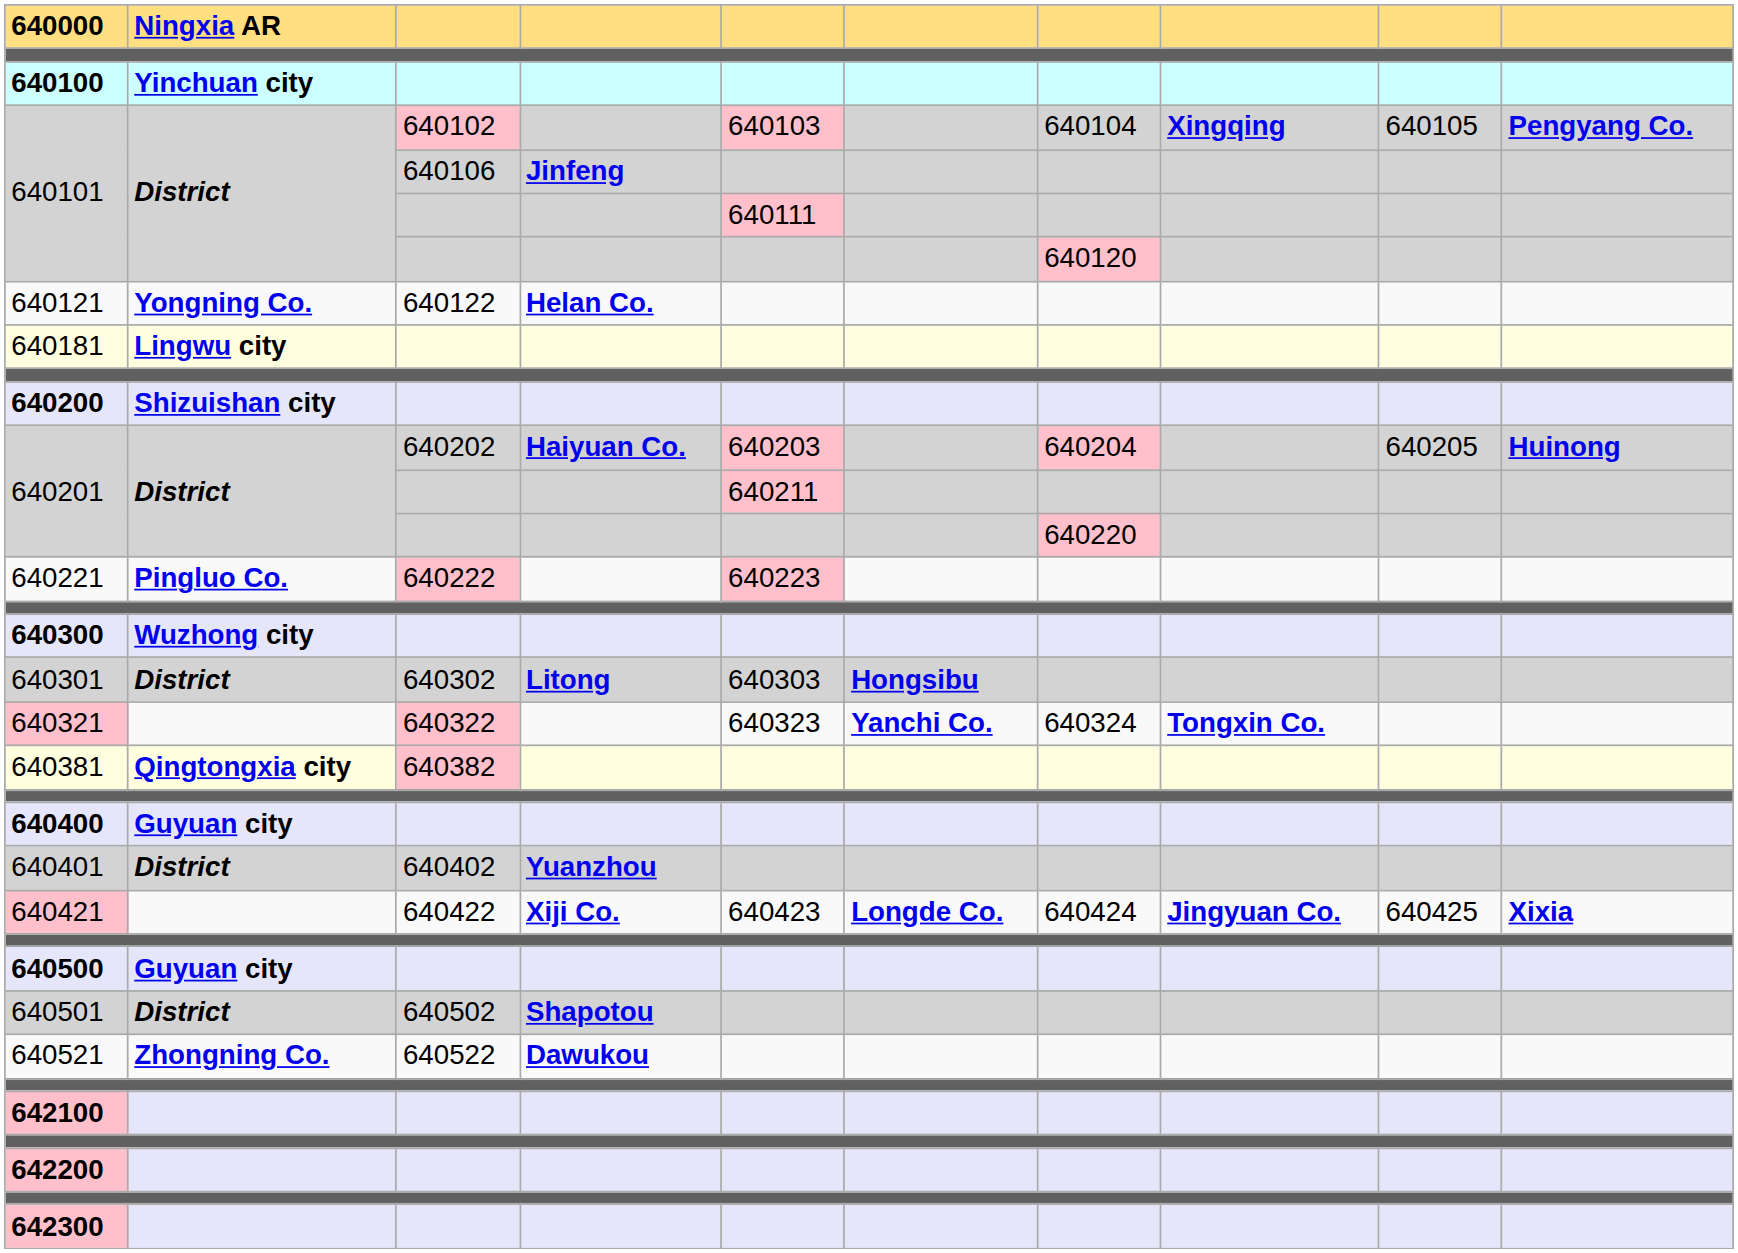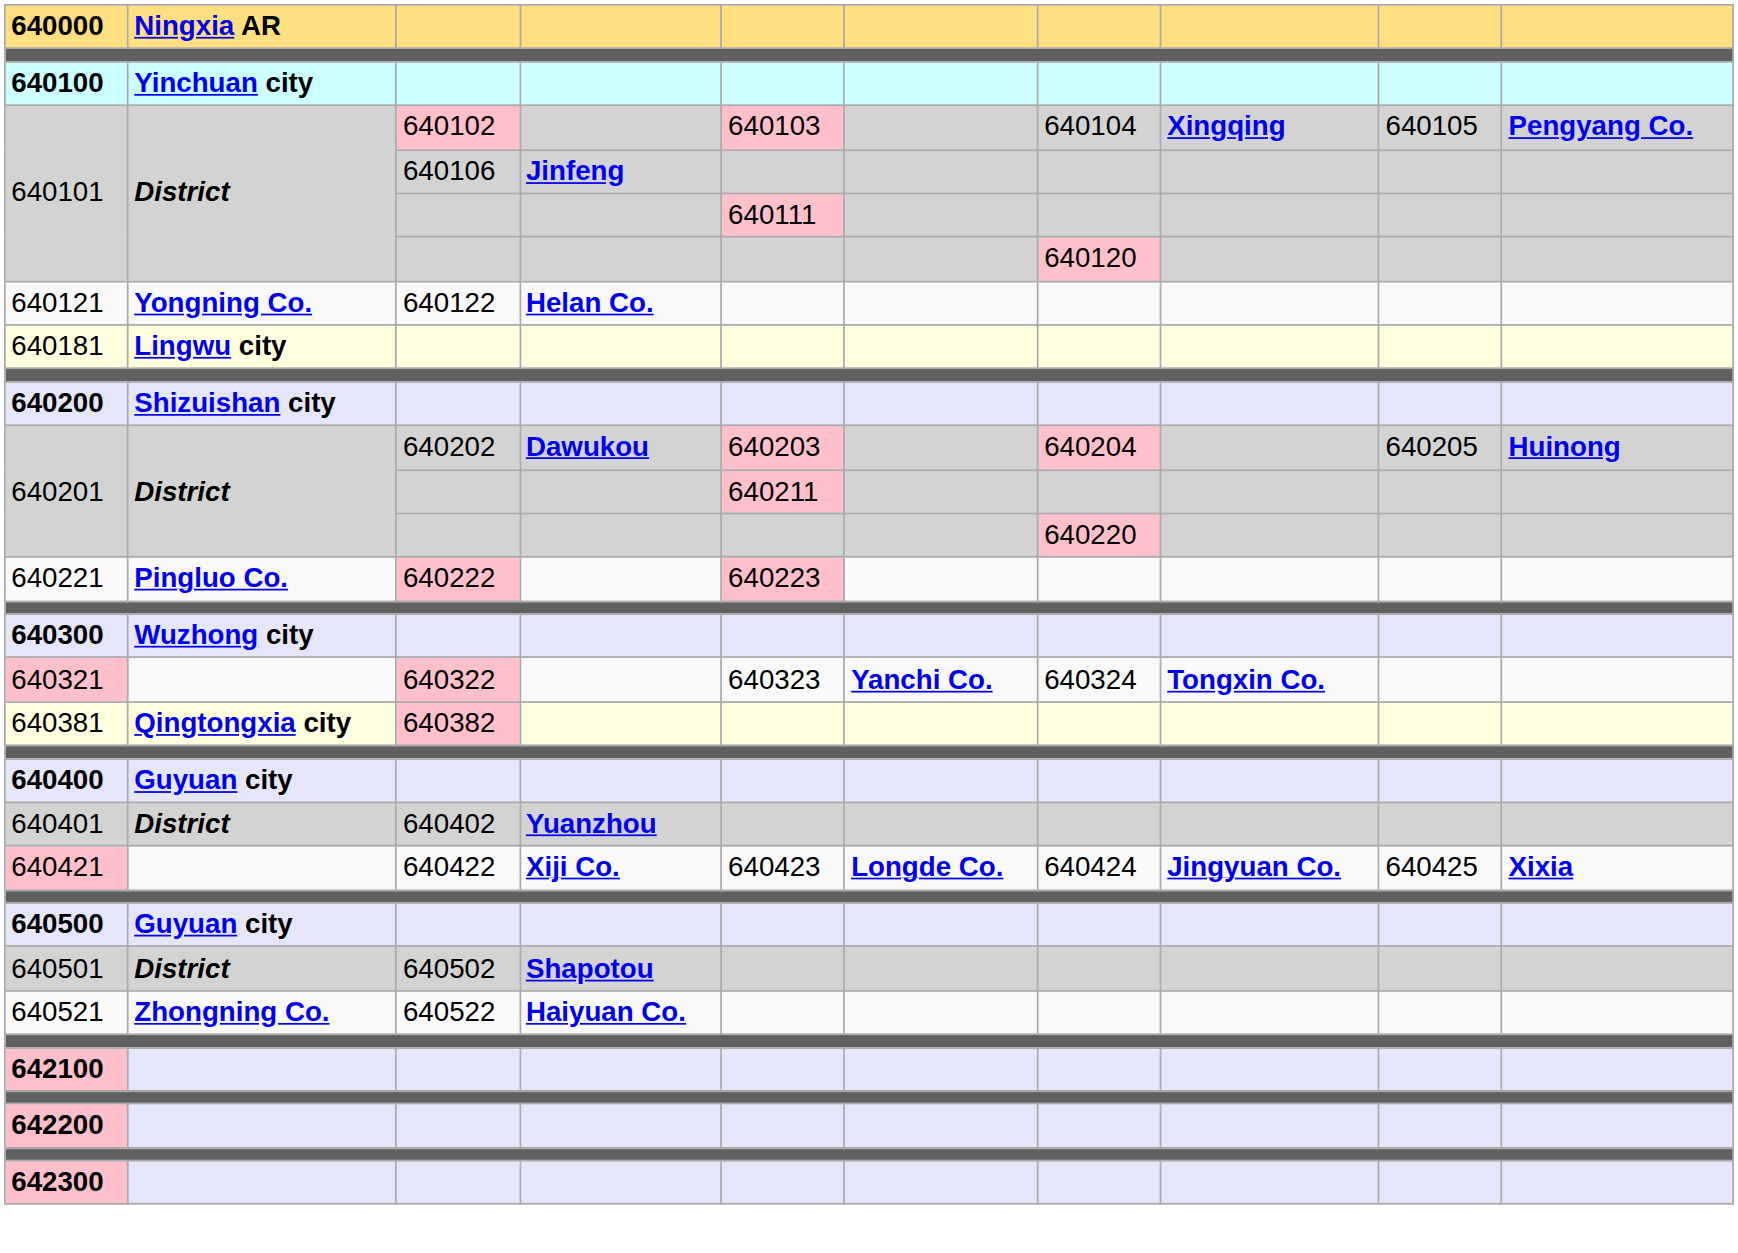(606, 447) Haiyuan Co. -> (587, 447) Dawukou
- row: (57, 679)
(587, 1056) Dawukou -> (606, 1012) Haiyuan Co.
